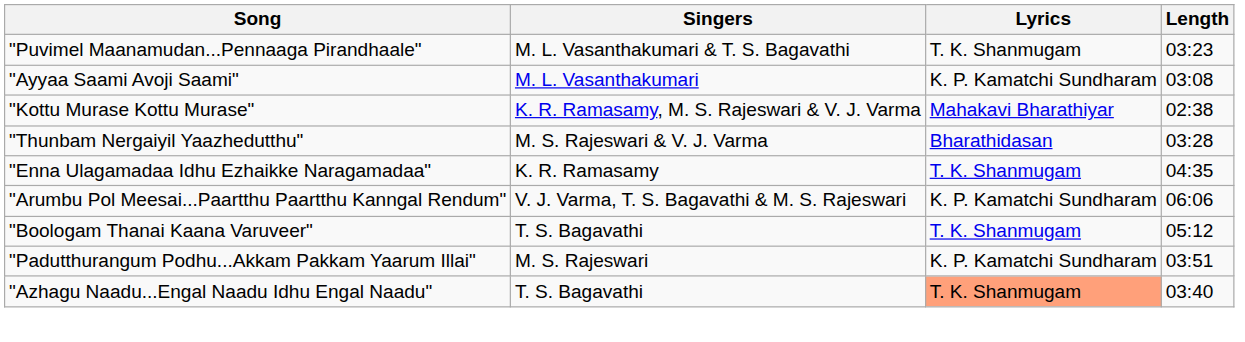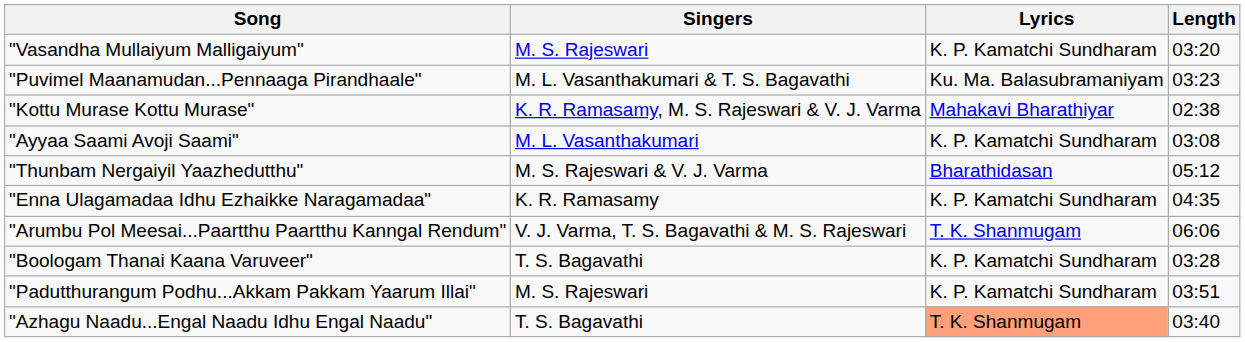+ row: (156, 49)
(1005, 49) T. K. Shanmugam -> (1047, 79) Ku. Ma. Balasubramaniyam
rows swapped: (132, 110) <-> (124, 79)
(1189, 140) 03:28 -> (1196, 170) 05:12
(1005, 170) T. K. Shanmugam -> (1043, 200) K. P. Kamatchi Sundharam
(1043, 200) K. P. Kamatchi Sundharam -> (1005, 230) T. K. Shanmugam
(1005, 230) T. K. Shanmugam -> (1043, 261) K. P. Kamatchi Sundharam
(1189, 230) 05:12 -> (1196, 261) 03:28
